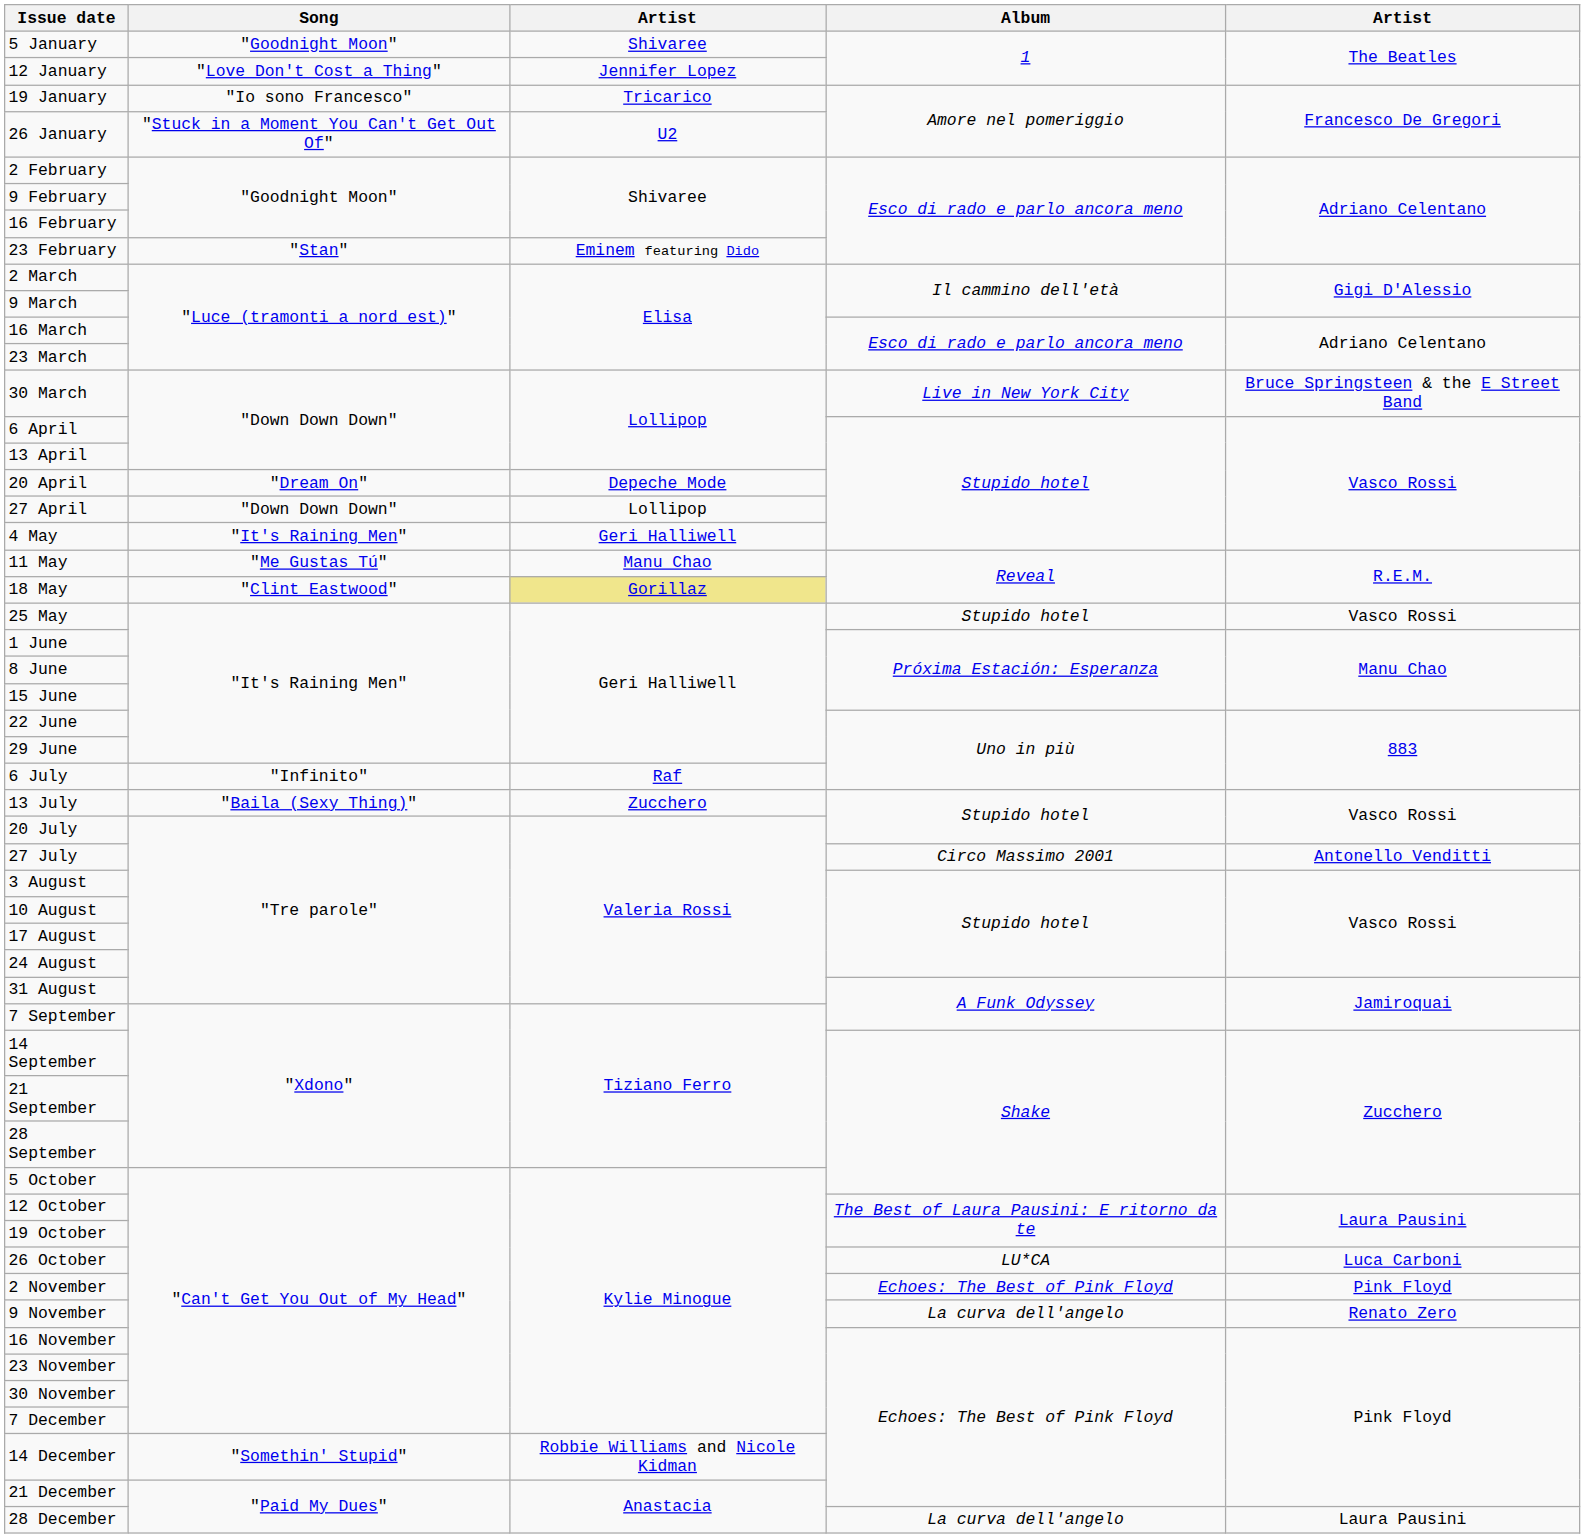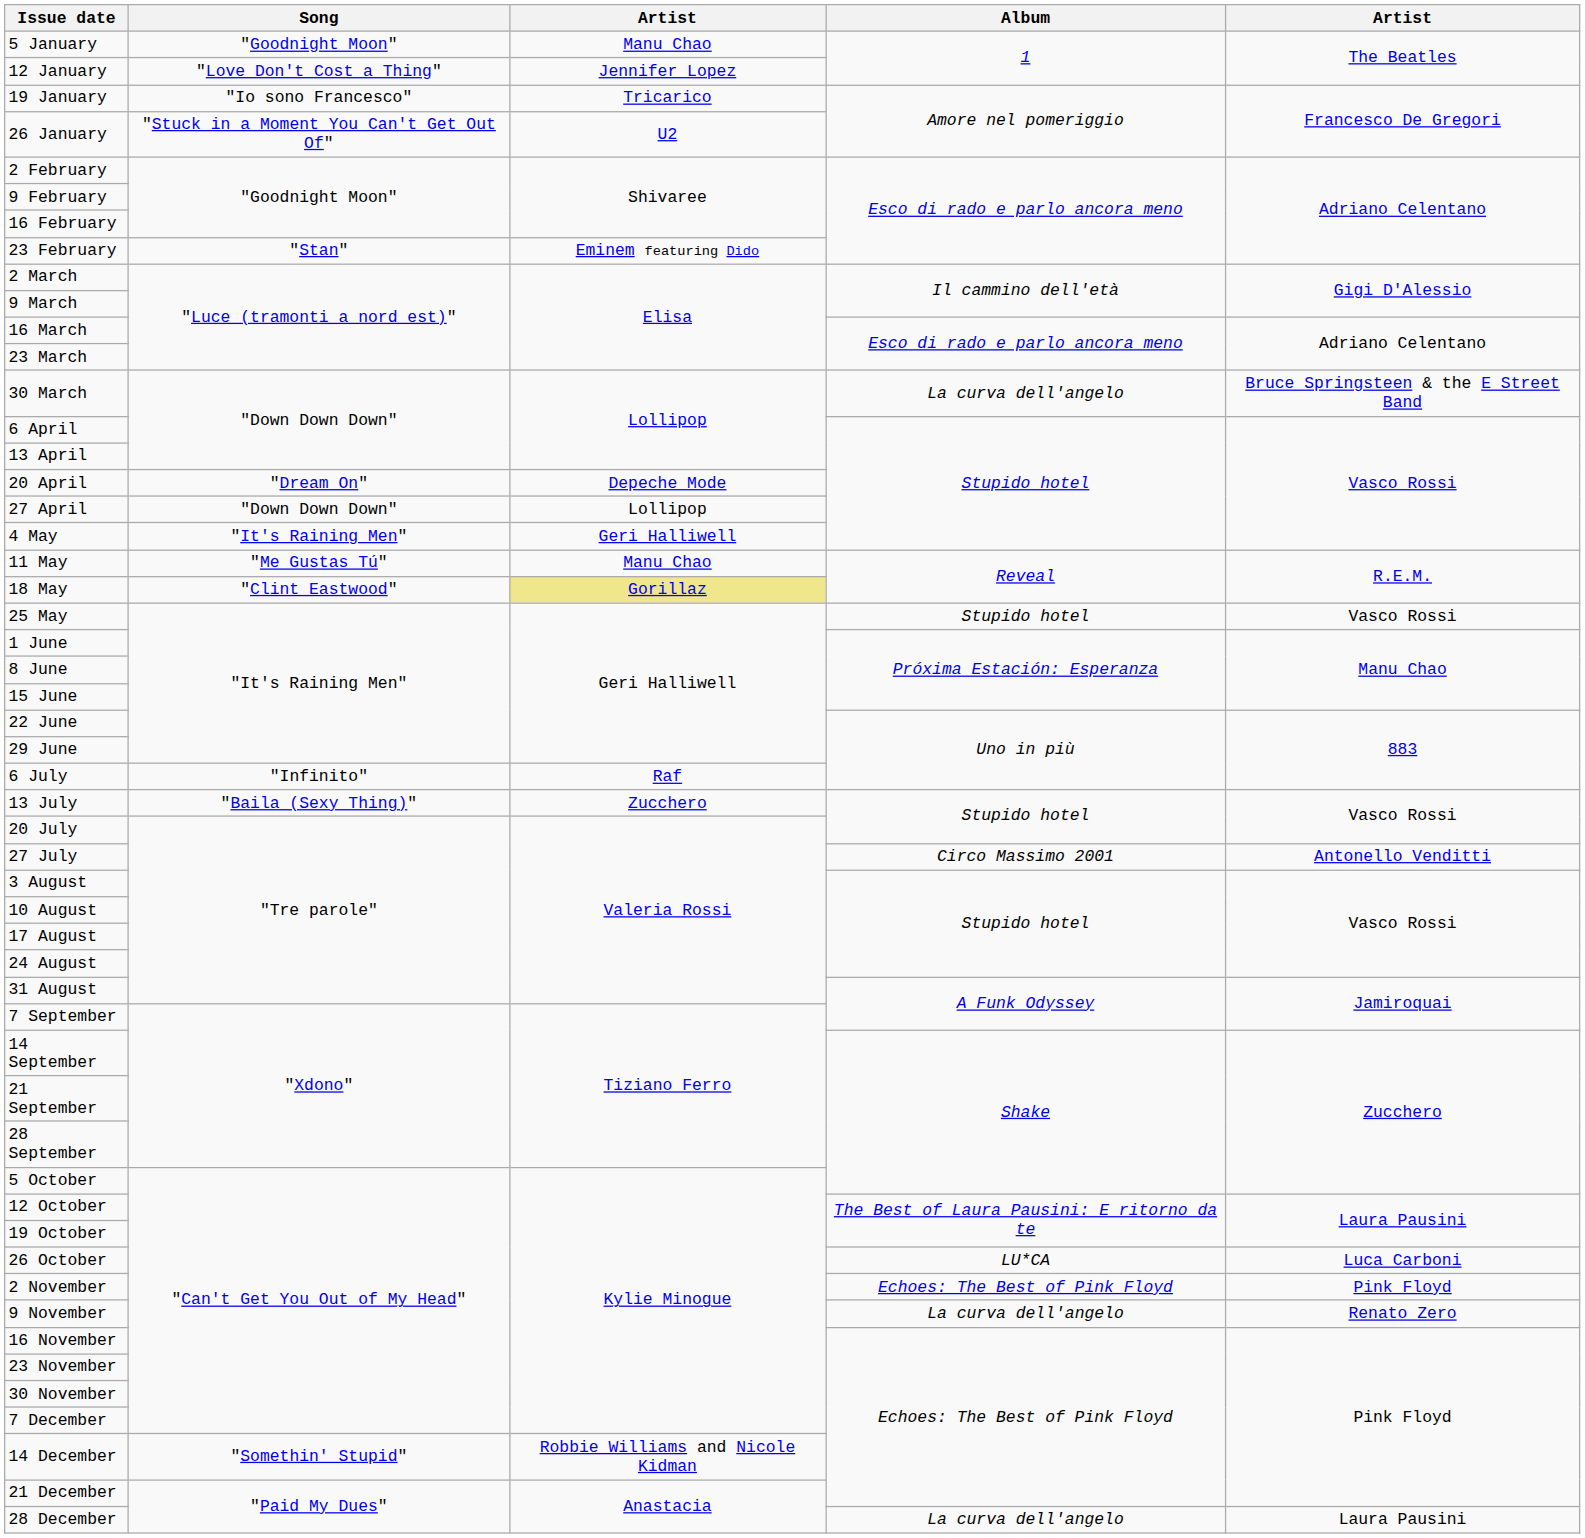(667, 45) Shivaree -> (667, 45) Manu Chao
(1025, 393) Live in New York City -> (1025, 393) La curva dell'angelo
